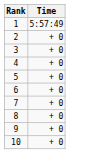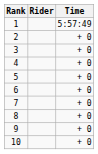+ column: (42, 11)
